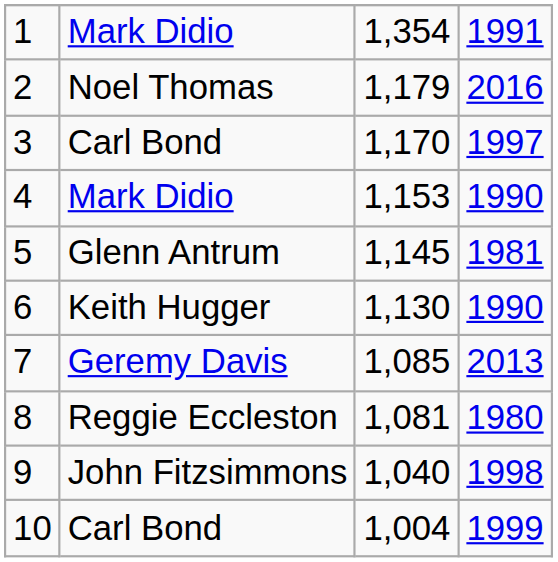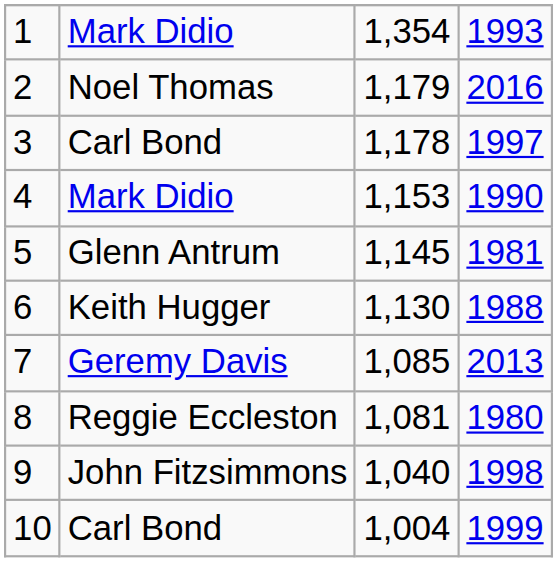(505, 32) 1991 -> (505, 32) 1993
(407, 142) 1,170 -> (407, 142) 1,178
(505, 307) 1990 -> (505, 307) 1988
